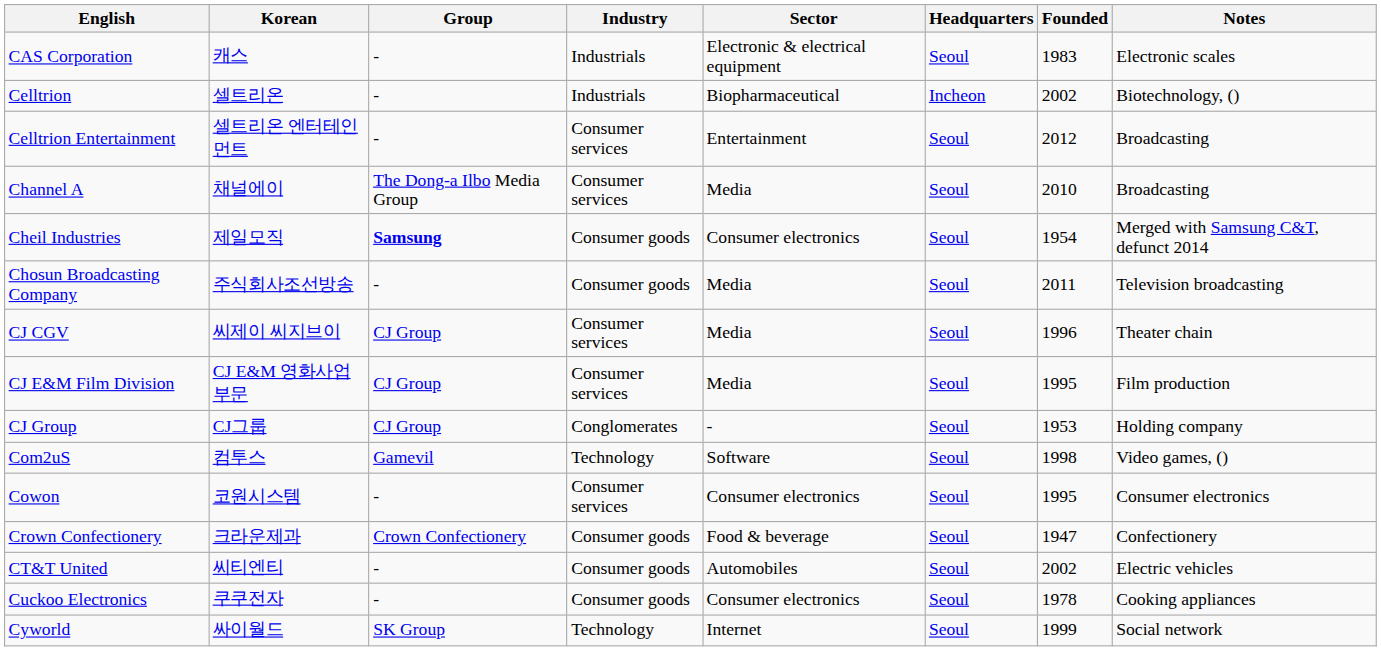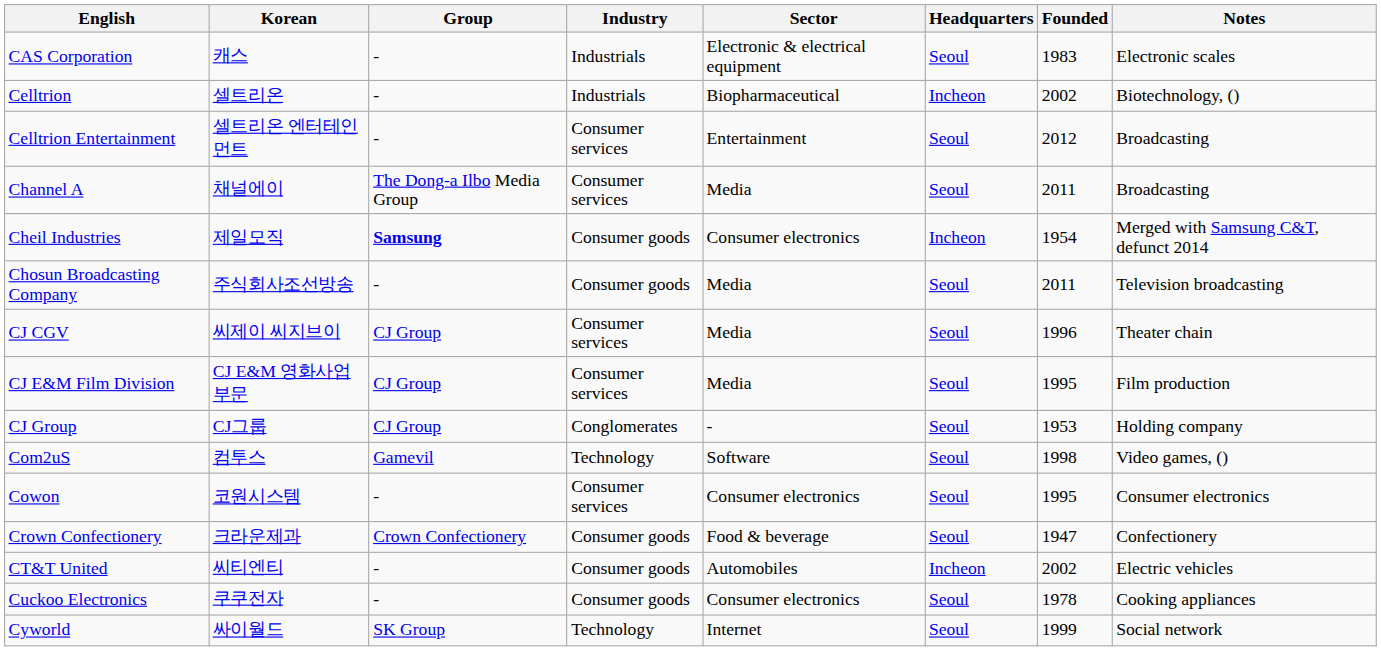(1059, 189) 2010 -> (1059, 189) 2011
(949, 237) Seoul -> (957, 237) Incheon
(949, 567) Seoul -> (957, 567) Incheon
